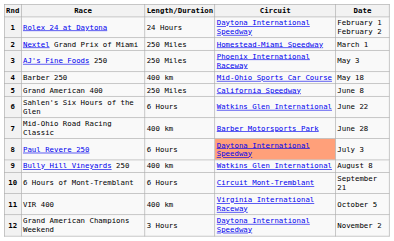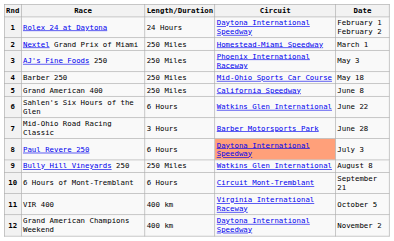(160, 77) 400 km -> (167, 77) 250 Miles
(160, 128) 400 km -> (162, 128) 3 Hours
(160, 166) 400 km -> (167, 166) 250 Miles
(162, 225) 3 Hours -> (160, 225) 400 km
